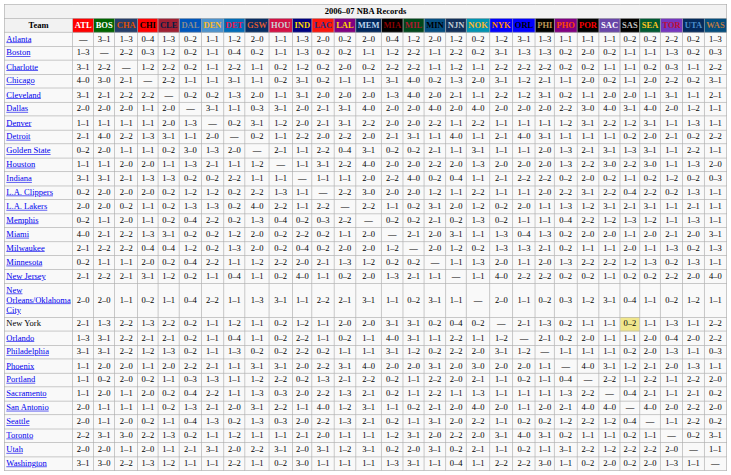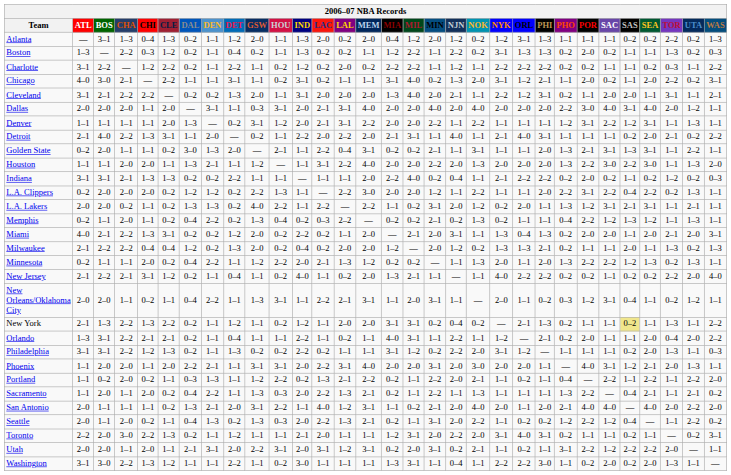(414, 300) 0–2 -> (414, 300) 2–0
(281, 337) 0–2 -> (281, 337) 1–1
(104, 435) 3–1 -> (104, 435) 2–0
